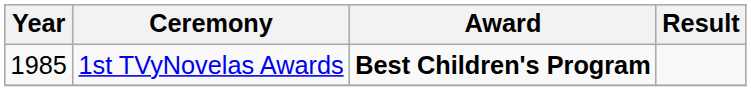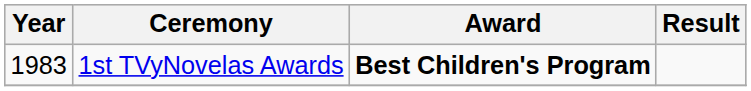(39, 64) 1985 -> (39, 64) 1983
